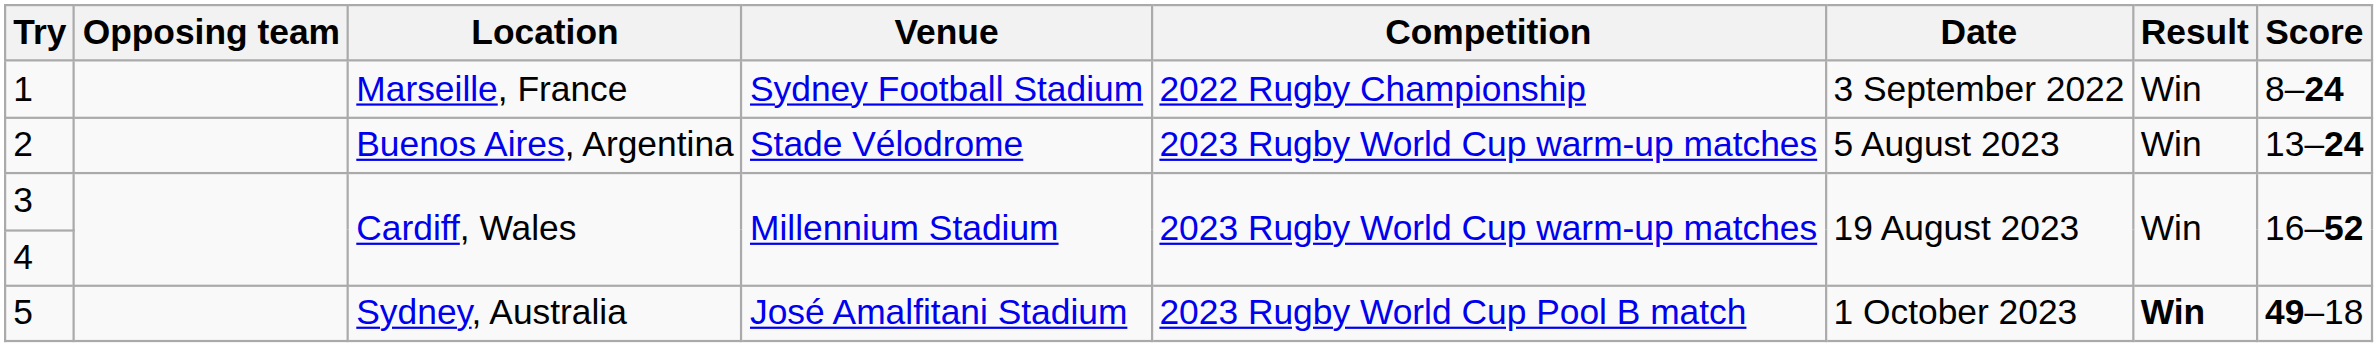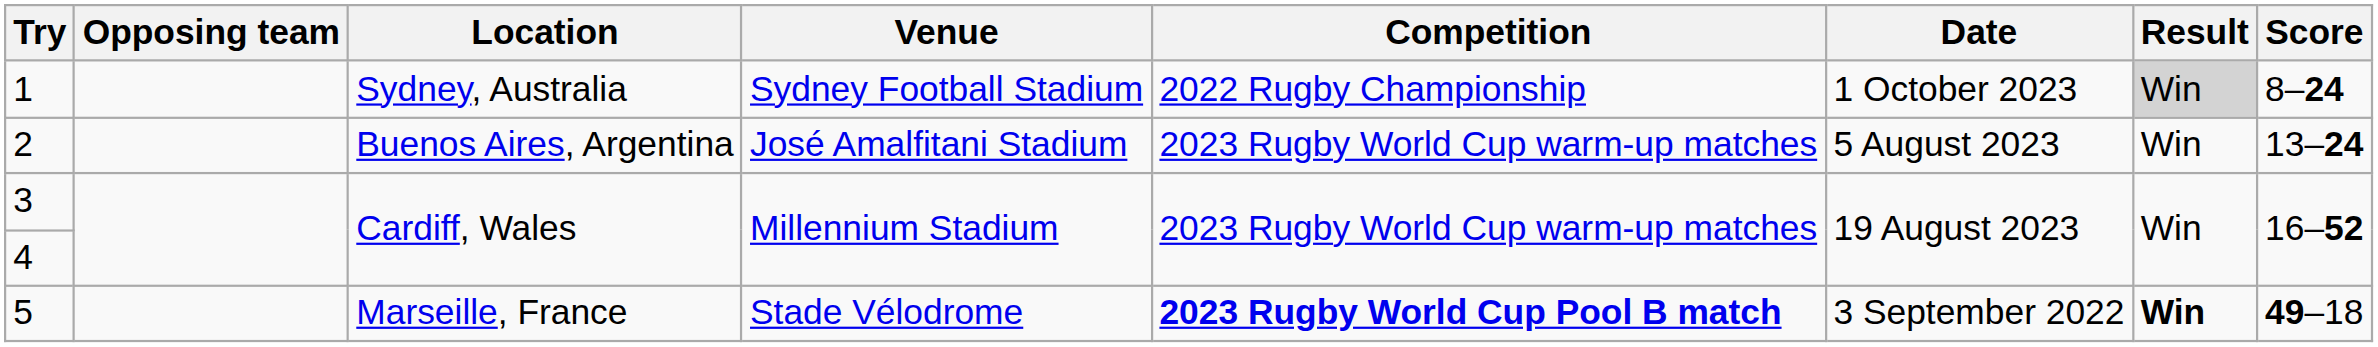(492, 88) Marseille, France -> (492, 88) Sydney, Australia
(1979, 88) 3 September 2022 -> (1955, 88) 1 October 2023
(2171, 88) no background -> (2171, 88) lightgrey background
(887, 144) Stade Vélodrome -> (939, 144) José Amalfitani Stadium
(492, 312) Sydney, Australia -> (492, 312) Marseille, France
(939, 312) José Amalfitani Stadium -> (887, 312) Stade Vélodrome
(1453, 312) normal -> (1470, 312) bold
(1955, 312) 1 October 2023 -> (1979, 312) 3 September 2022
